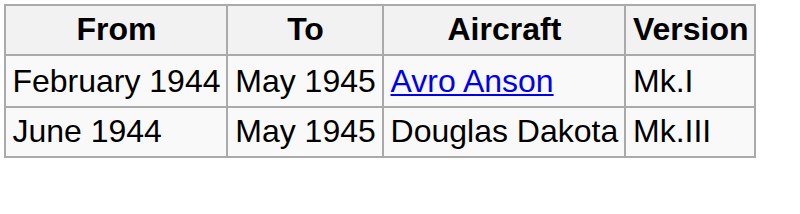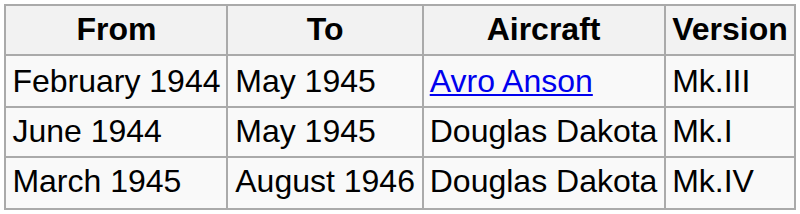(663, 80) Mk.I -> (711, 80) Mk.III
(672, 131) Mk.III -> (702, 131) Mk.I
+ row: (97, 182)
